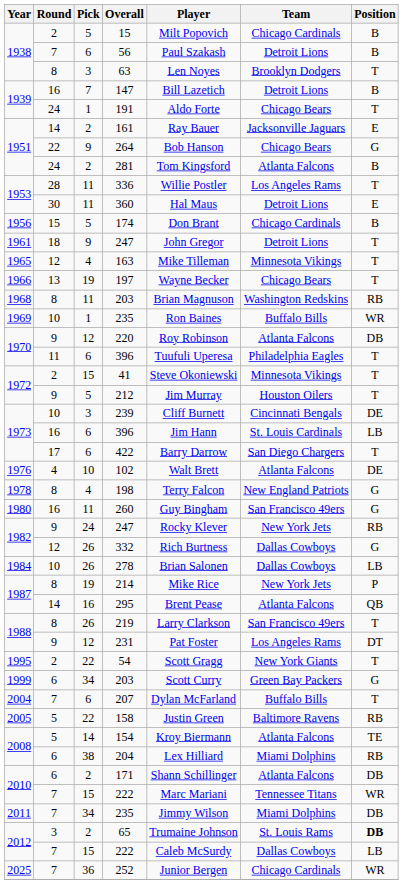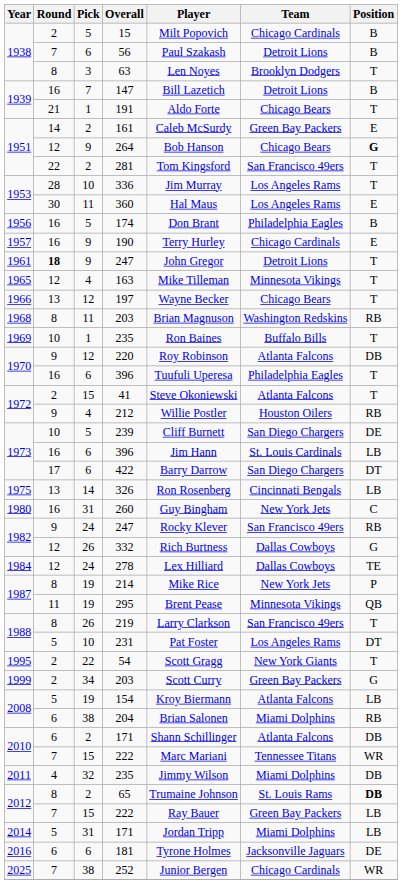(54, 109) 24 -> (54, 109) 21
(194, 128) Ray Bauer -> (194, 128) Caleb McSurdy
(296, 128) Jacksonville Jaguars -> (295, 128) Green Bay Packers
(54, 147) 22 -> (54, 147) 12
(375, 147) normal -> (374, 147) bold
(54, 166) 24 -> (54, 166) 22
(296, 166) Atlanta Falcons -> (295, 166) San Francisco 49ers
(375, 166) B -> (374, 166) T
(88, 185) 11 -> (88, 185) 10
(194, 185) Willie Postler -> (194, 185) Jim Murray
(296, 204) Detroit Lions -> (295, 204) Los Angeles Rams
(54, 223) 15 -> (54, 223) 16
(296, 223) Chicago Cardinals -> (295, 223) Philadelphia Eagles
+ row: (19, 242)
(54, 242) normal -> (54, 261) bold
(88, 280) 19 -> (88, 299) 12
(375, 318) WR -> (374, 337) T
(54, 356) 11 -> (54, 375) 16
(296, 375) Minnesota Vikings -> (295, 394) Atlanta Falcons
(88, 394) 5 -> (88, 413) 4
(194, 394) Jim Murray -> (194, 413) Willie Postler
(375, 394) T -> (374, 413) RB
(88, 413) 3 -> (88, 432) 5
(296, 413) Cincinnati Bengals -> (295, 432) San Diego Chargers
(375, 451) T -> (374, 470) DT
+ row: (19, 489)
- row: (19, 470)
- row: (19, 489)
(88, 508) 11 -> (88, 508) 31
(296, 508) San Francisco 49ers -> (295, 508) New York Jets
(375, 508) G -> (374, 508) C
(296, 527) New York Jets -> (295, 527) San Francisco 49ers
(54, 565) 10 -> (54, 565) 12
(88, 565) 26 -> (88, 565) 24
(194, 565) Brian Salonen -> (194, 565) Lex Hilliard
(375, 565) LB -> (374, 565) TE
(54, 603) 14 -> (54, 603) 11
(88, 603) 16 -> (88, 603) 19
(296, 603) Atlanta Falcons -> (295, 603) Minnesota Vikings
(54, 642) 9 -> (54, 642) 5
(88, 642) 12 -> (88, 642) 10
(54, 680) 6 -> (54, 680) 2
- row: (19, 699)
- row: (19, 718)
(88, 737) 14 -> (88, 699) 19
(375, 737) TE -> (374, 699) LB
(194, 756) Lex Hilliard -> (194, 718) Brian Salonen
(54, 813) 7 -> (54, 775) 4
(88, 813) 34 -> (88, 775) 32
(54, 832) 3 -> (54, 794) 8
(194, 851) Caleb McSurdy -> (194, 813) Ray Bauer
(296, 851) Dallas Cowboys -> (295, 813) Green Bay Packers
+ row: (19, 832)
+ row: (19, 851)
(88, 870) 36 -> (88, 870) 38
